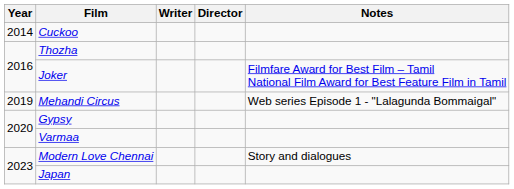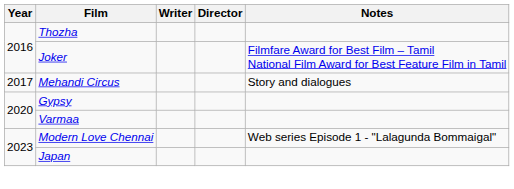- row: (58, 32)
(20, 100) 2019 -> (20, 82) 2017
(372, 100) Web series Episode 1 - "Lalagunda Bommaigal" -> (299, 82) Story and dialogues
(299, 156) Story and dialogues -> (372, 138) Web series Episode 1 - "Lalagunda Bommaigal"
